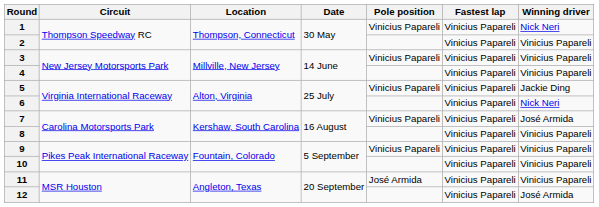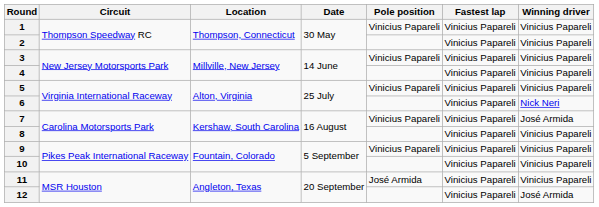(540, 27) Nick Neri -> (556, 27) Vinicius Papareli
(545, 88) Jackie Ding -> (556, 88) Vinicius Papareli
